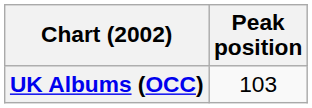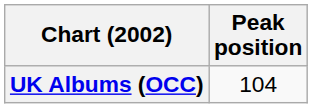(258, 84) 103 -> (258, 84) 104
